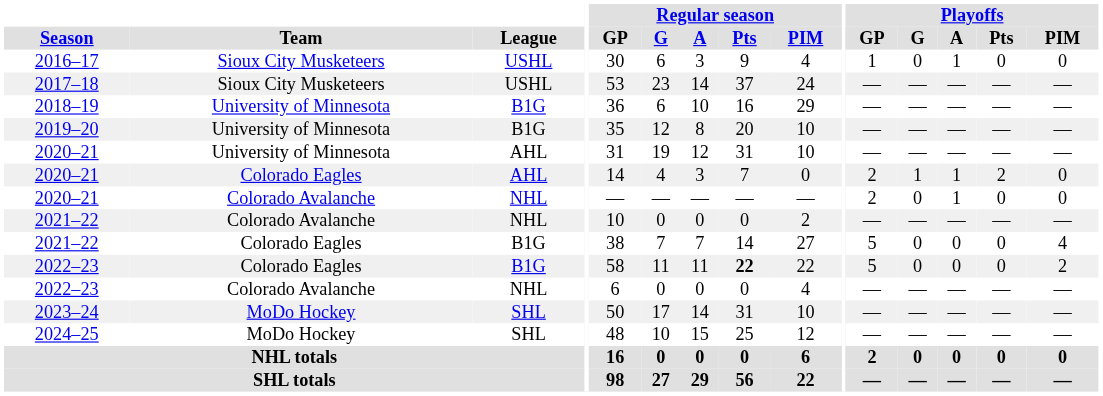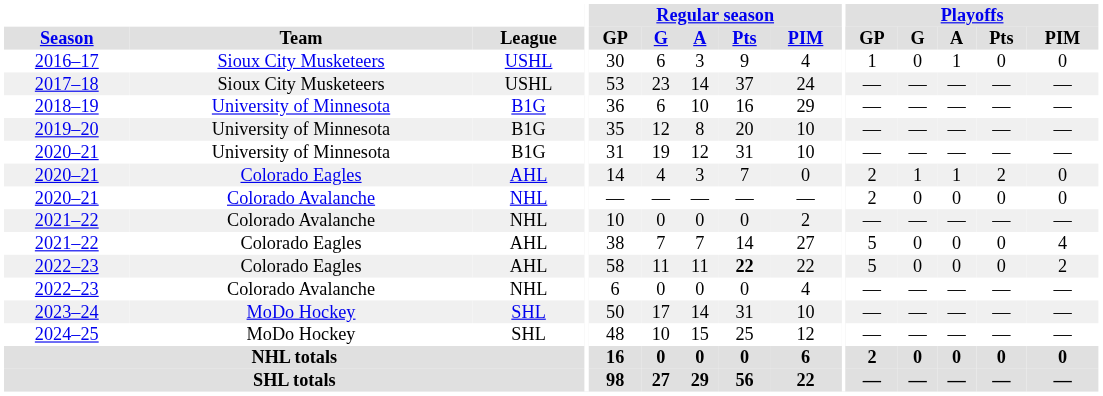(529, 152) AHL -> (529, 152) B1G
(957, 197) 1 -> (957, 197) 0
(529, 243) B1G -> (529, 243) AHL
(529, 266) B1G -> (529, 266) AHL
